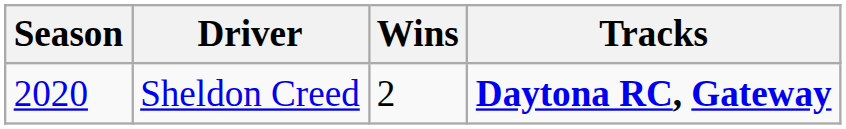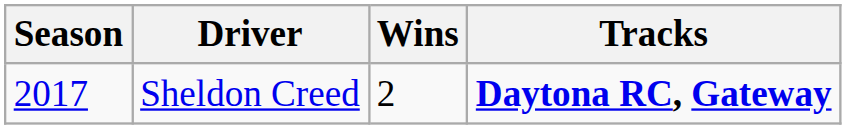(51, 92) 2020 -> (51, 92) 2017
